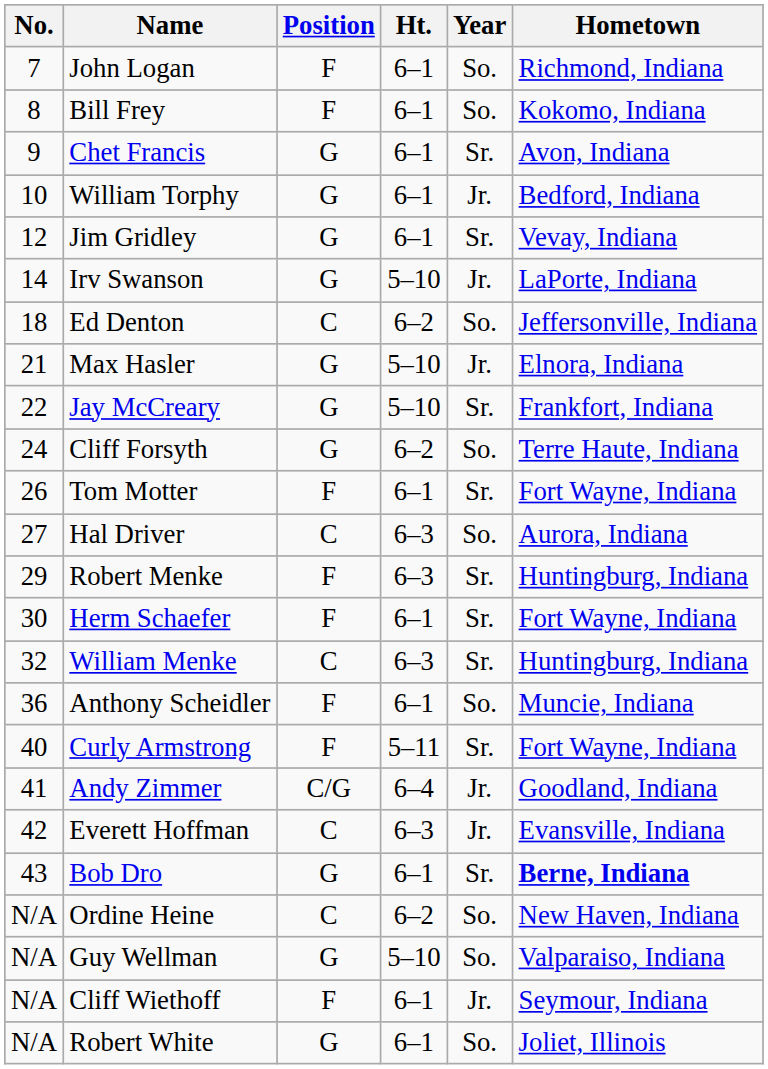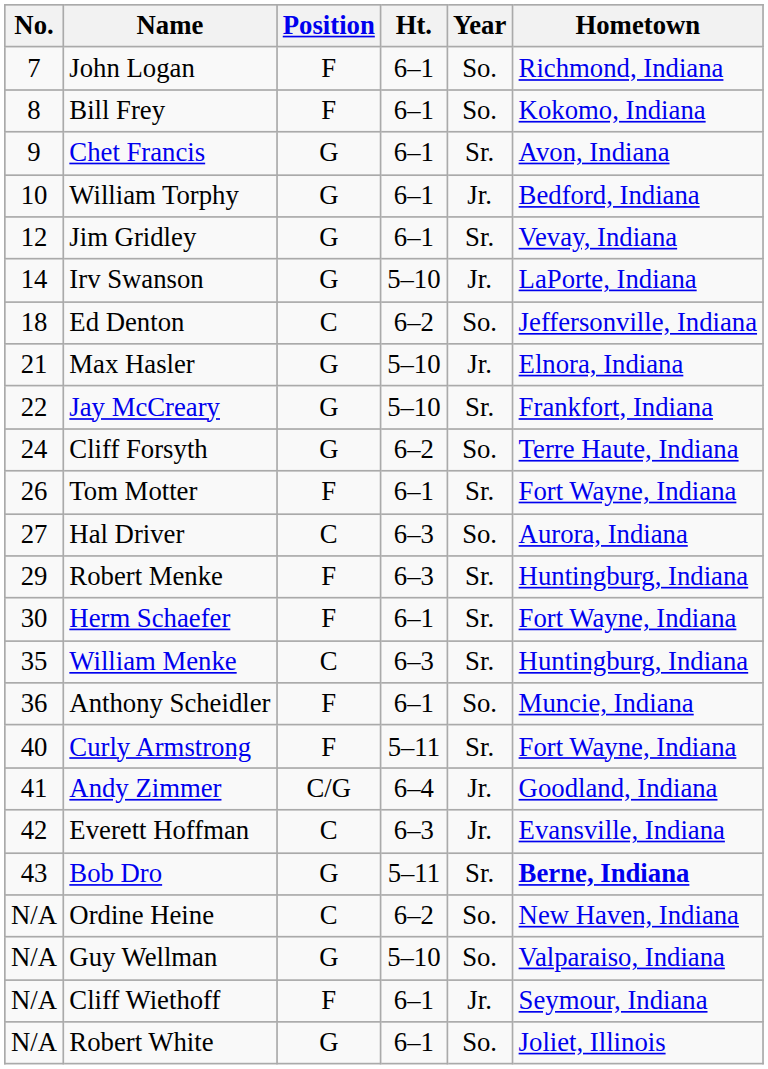(34, 661) 32 -> (34, 661) 35
(414, 873) 6–1 -> (414, 873) 5–11
